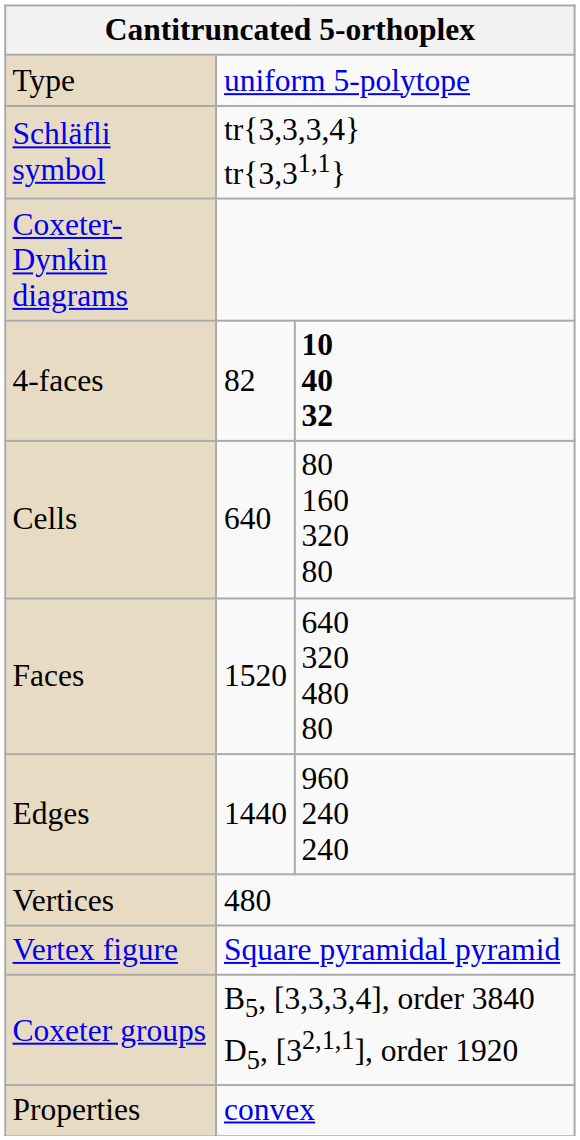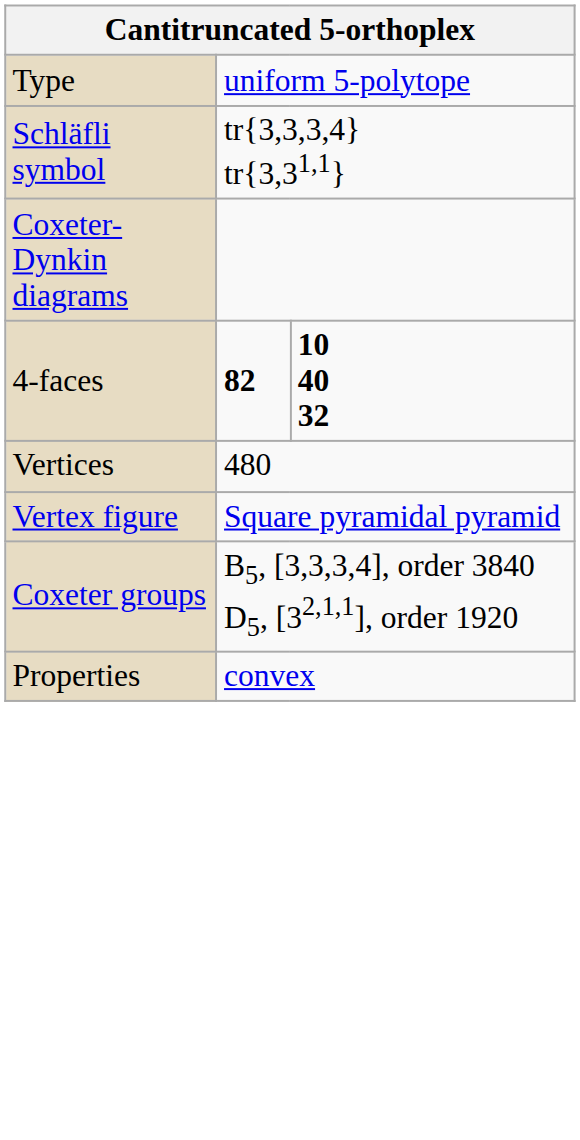(240, 380) normal -> (240, 380) bold
- row: (45, 518)
- row: (48, 675)
- row: (51, 813)
